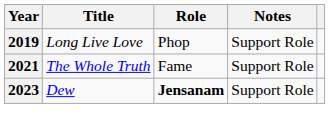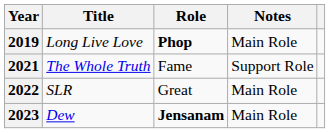(174, 41) normal -> (175, 41) bold
(272, 41) Support Role -> (264, 41) Main Role
+ row: (24, 90)
(272, 90) Support Role -> (264, 115) Main Role
